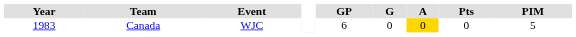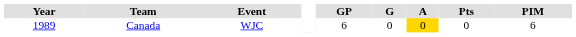(44, 25) 1983 -> (44, 25) 1989
(533, 25) 5 -> (533, 25) 6
